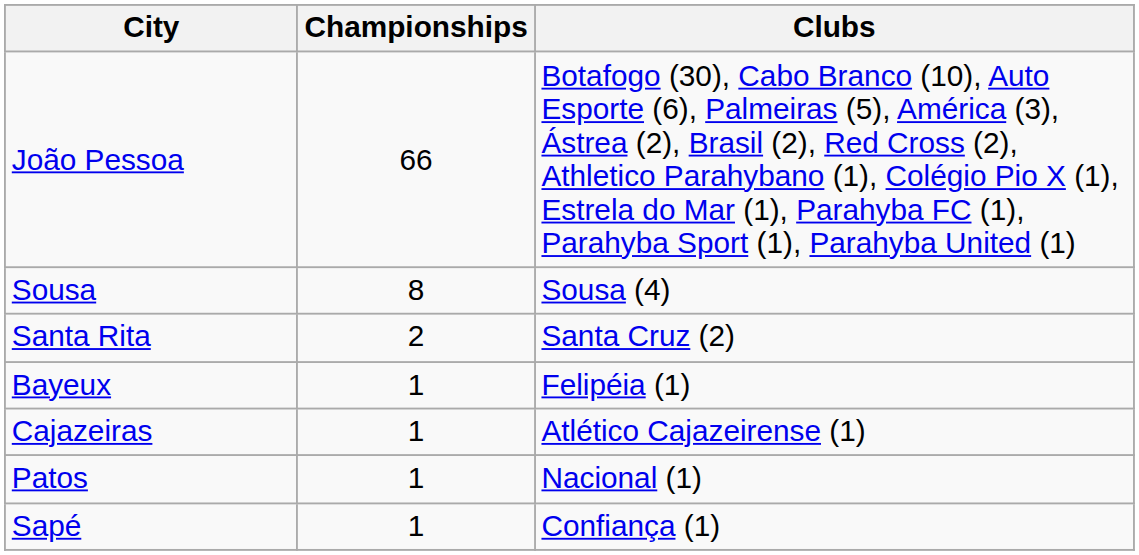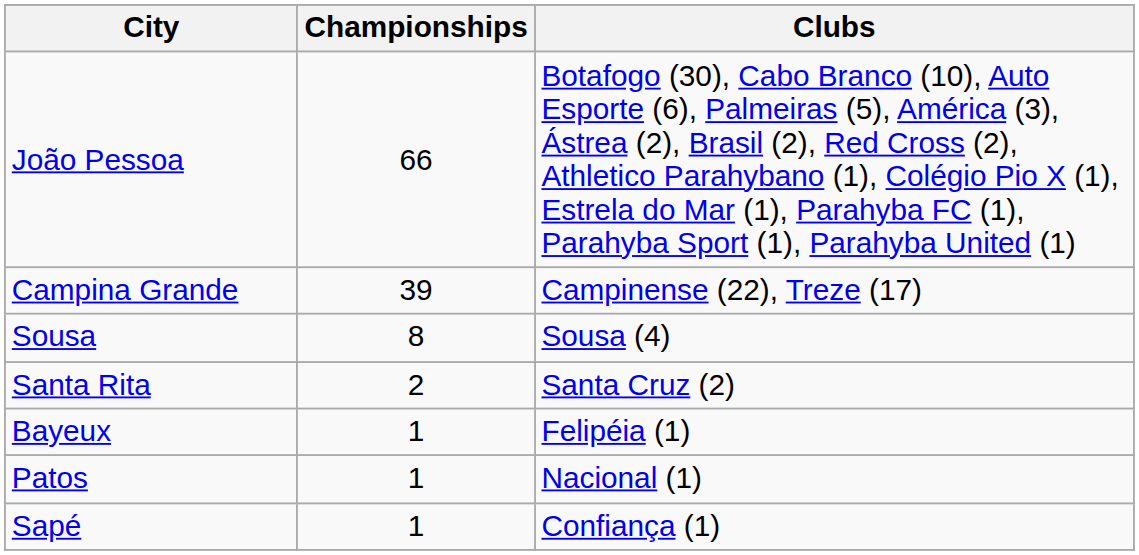+ row: (125, 289)
- row: (82, 431)
